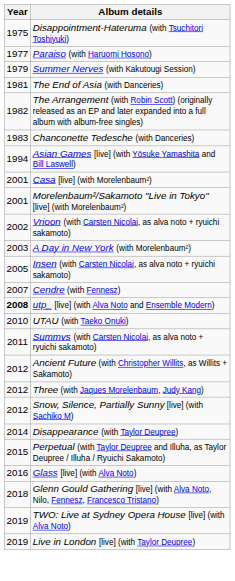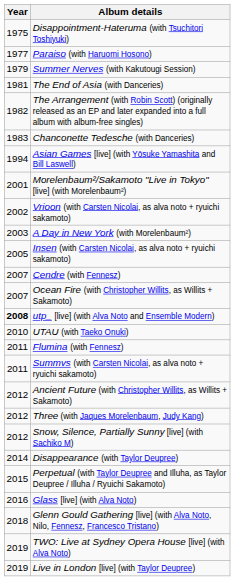- row: (92, 179)
+ row: (123, 295)
+ row: (78, 347)
